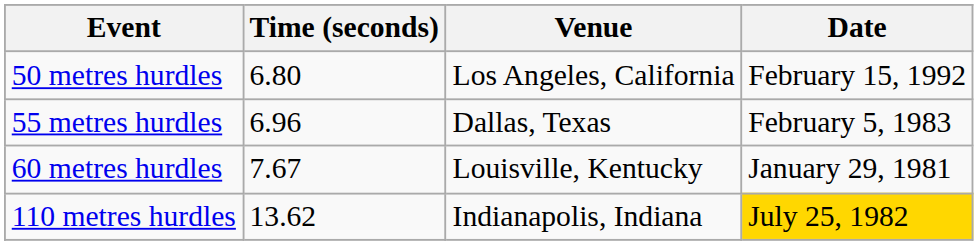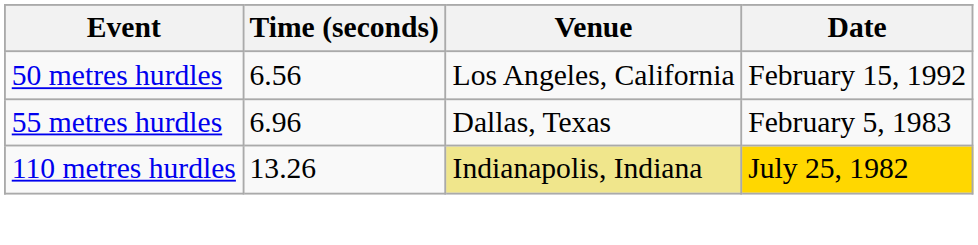(275, 74) 6.80 -> (275, 74) 6.56
- row: (117, 168)
(283, 215) 13.62 -> (283, 168) 13.26
(578, 215) no background -> (578, 168) khaki background
